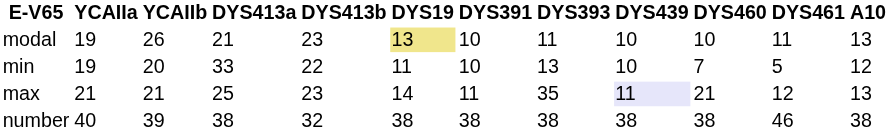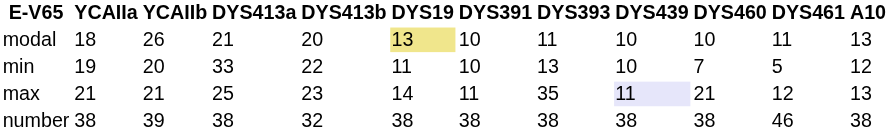(85, 39) 19 -> (85, 39) 18
(312, 39) 23 -> (312, 39) 20
(85, 120) 40 -> (85, 120) 38
